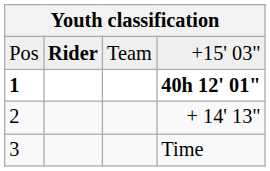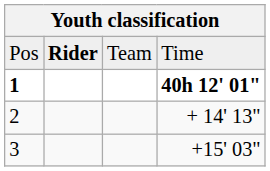(226, 52) +15' 03" -> (182, 52) Time
(182, 149) Time -> (226, 149) +15' 03"
